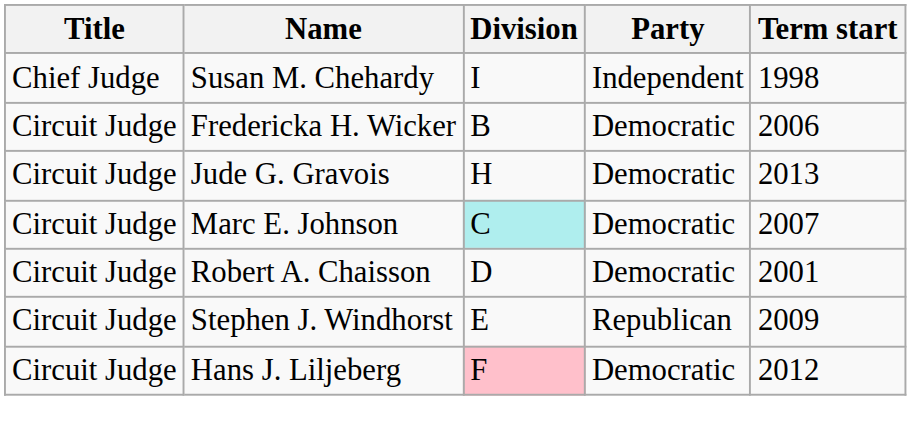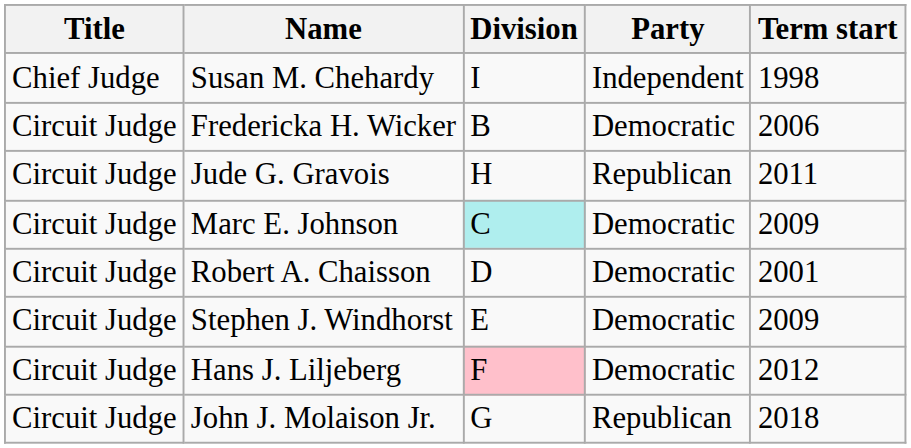(664, 175) Democratic -> (662, 175) Republican
(789, 175) 2013 -> (788, 175) 2011
(789, 223) 2007 -> (789, 223) 2009
(662, 321) Republican -> (664, 321) Democratic
+ row: (313, 418)
